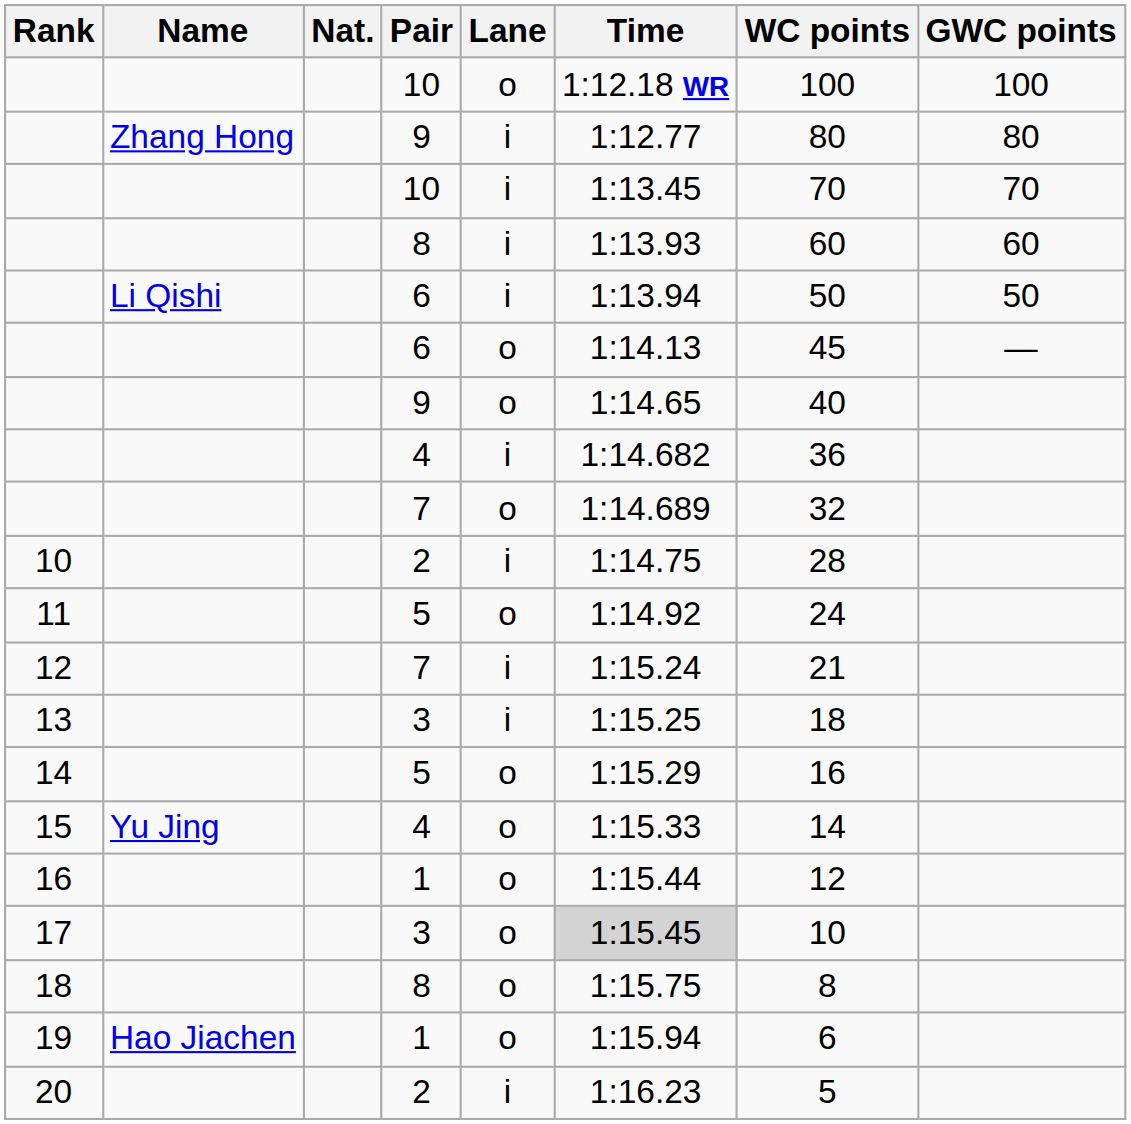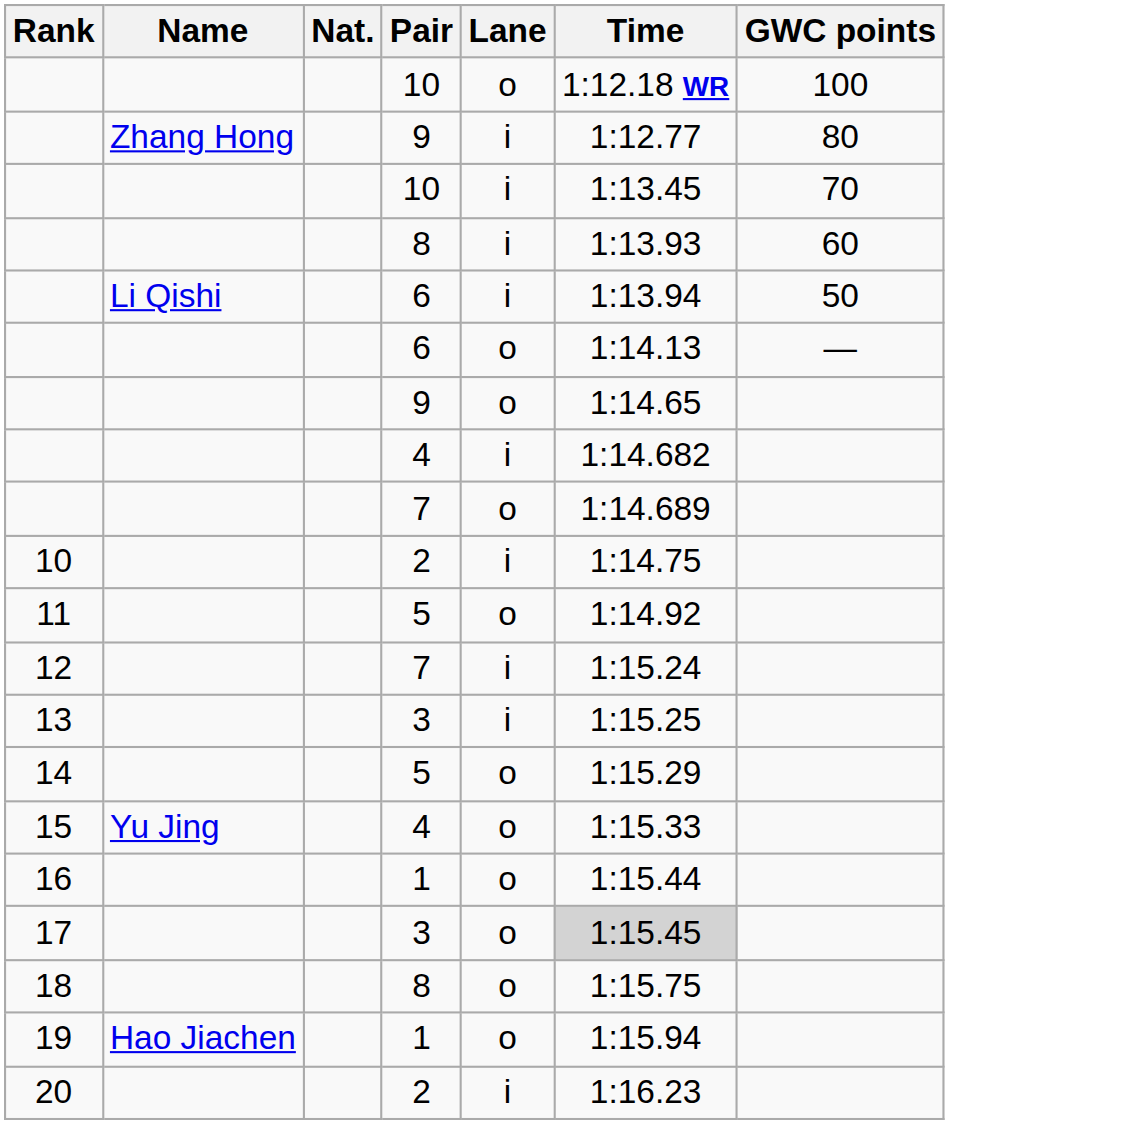- column: (827, 31)
